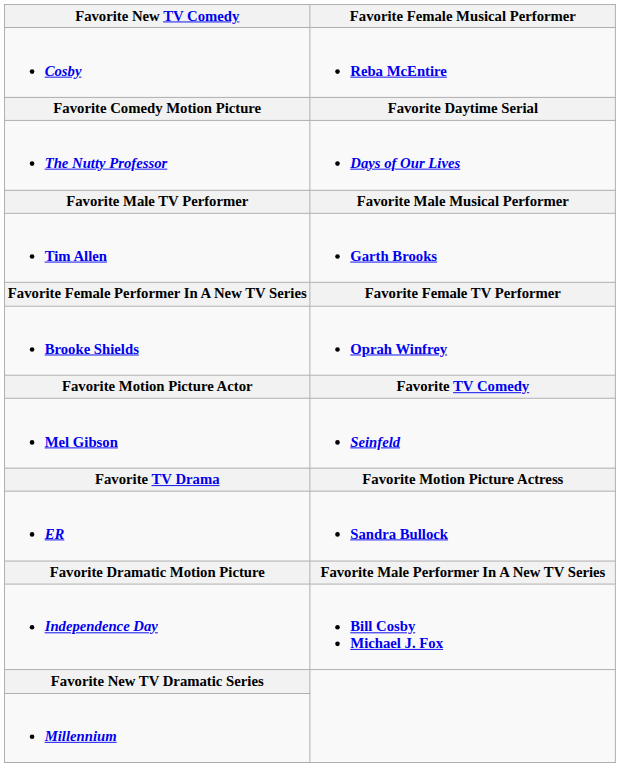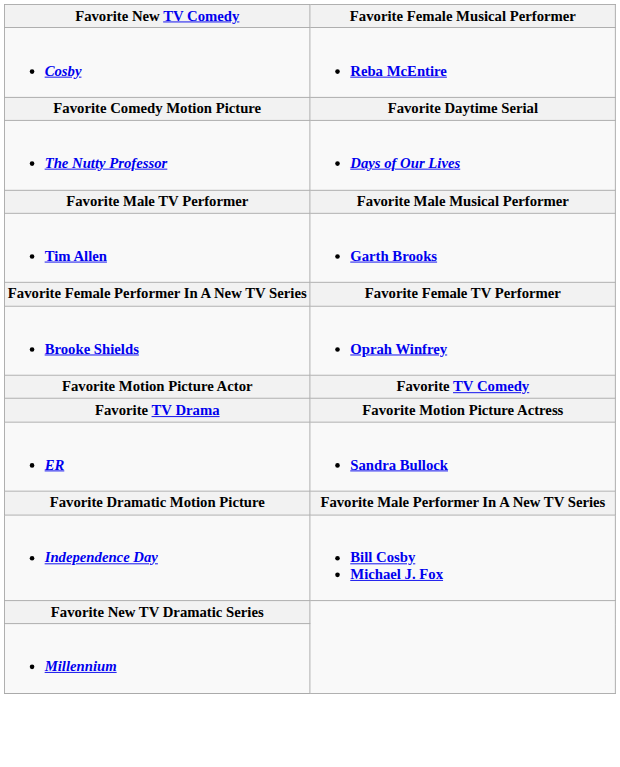- row: (157, 442)
